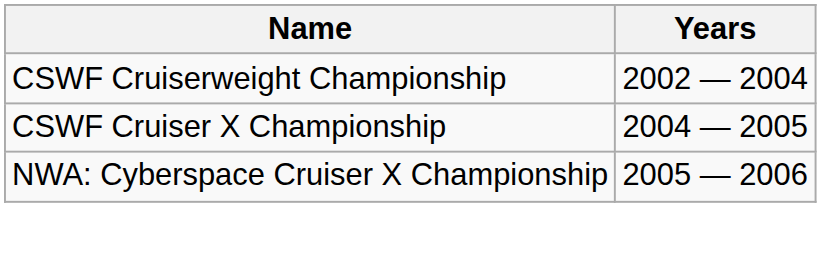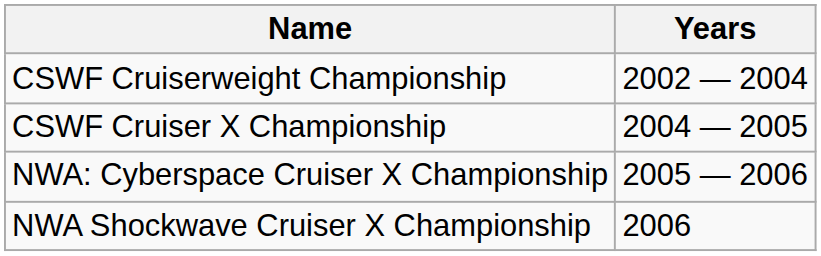+ row: (302, 224)
